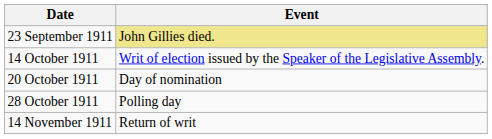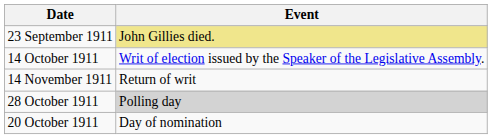rows swapped: (53, 79) <-> (60, 123)
(150, 101) no background -> (150, 101) lightgrey background
